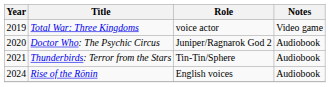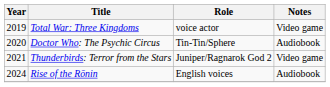(224, 43) Juniper/Ragnarok God 2 -> (205, 43) Tin-Tin/Sphere
(205, 58) Tin-Tin/Sphere -> (224, 58) Juniper/Ragnarok God 2
(298, 58) Audiobook -> (300, 58) Video game
